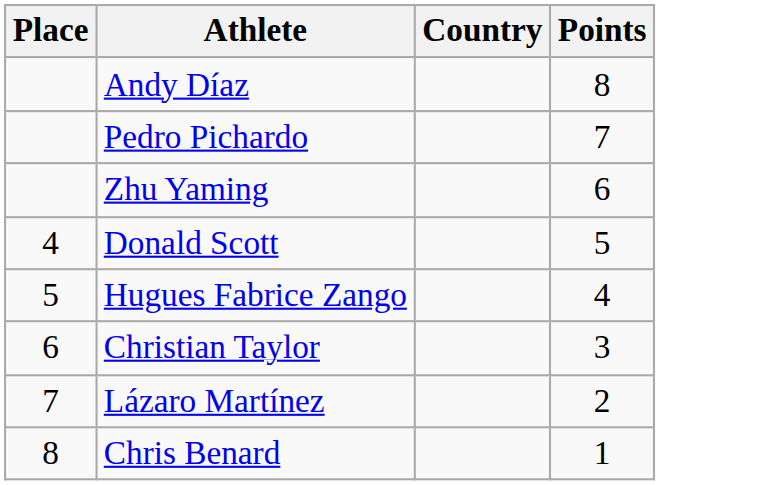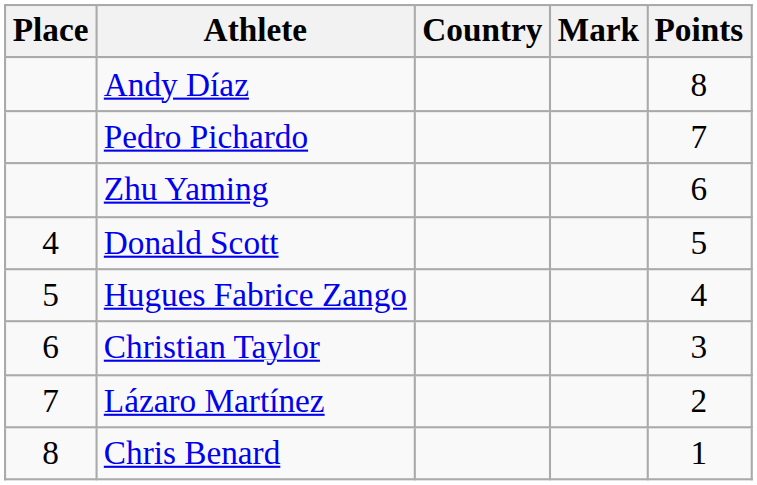+ column: (598, 30)
